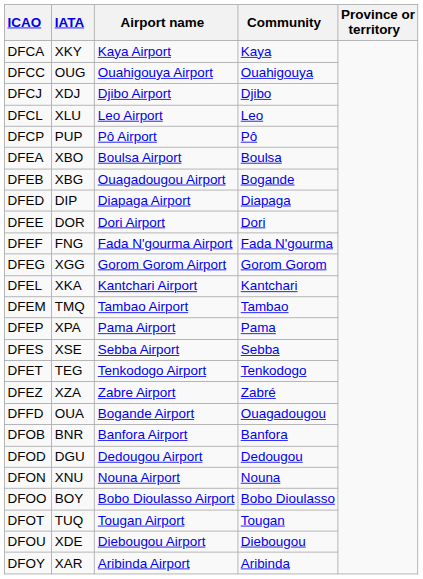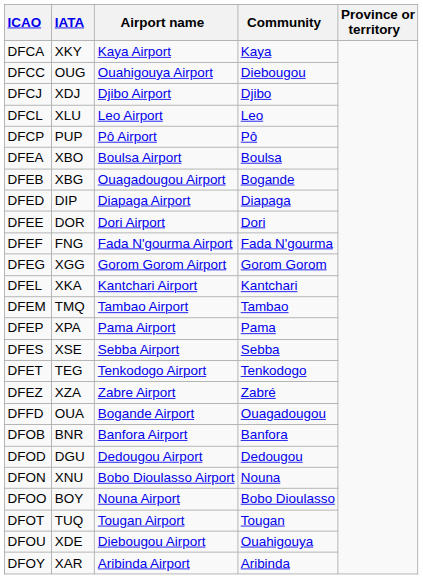(277, 72) Ouahigouya -> (273, 72) Diebougou
(139, 477) Nouna Airport -> (166, 477) Bobo Dioulasso Airport
(166, 499) Bobo Dioulasso Airport -> (139, 499) Nouna Airport
(273, 541) Diebougou -> (277, 541) Ouahigouya
